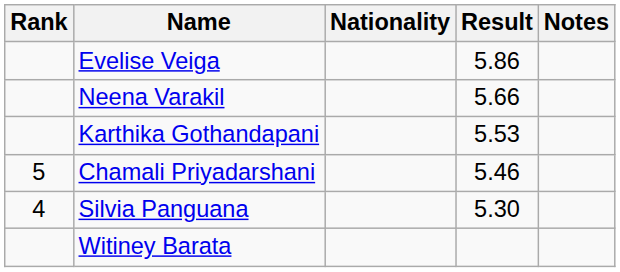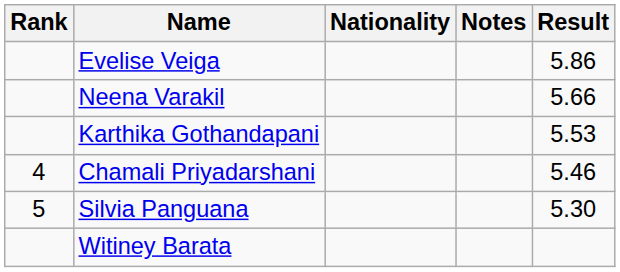columns swapped: (497, 23) <-> (576, 23)
(39, 172) 5 -> (39, 172) 4
(39, 209) 4 -> (39, 209) 5
